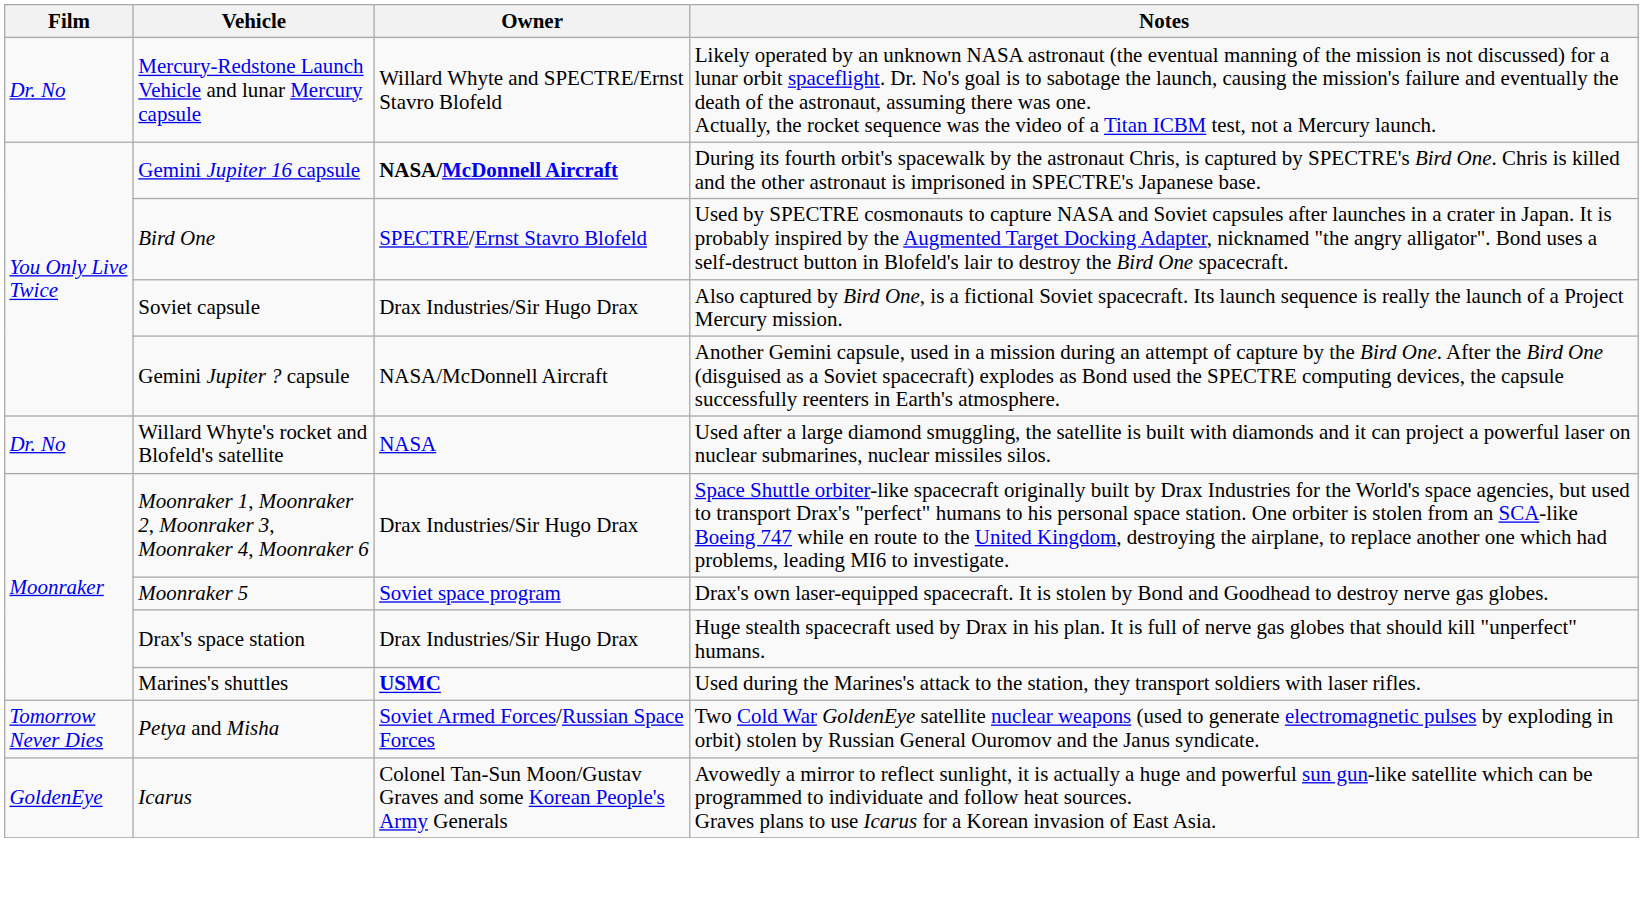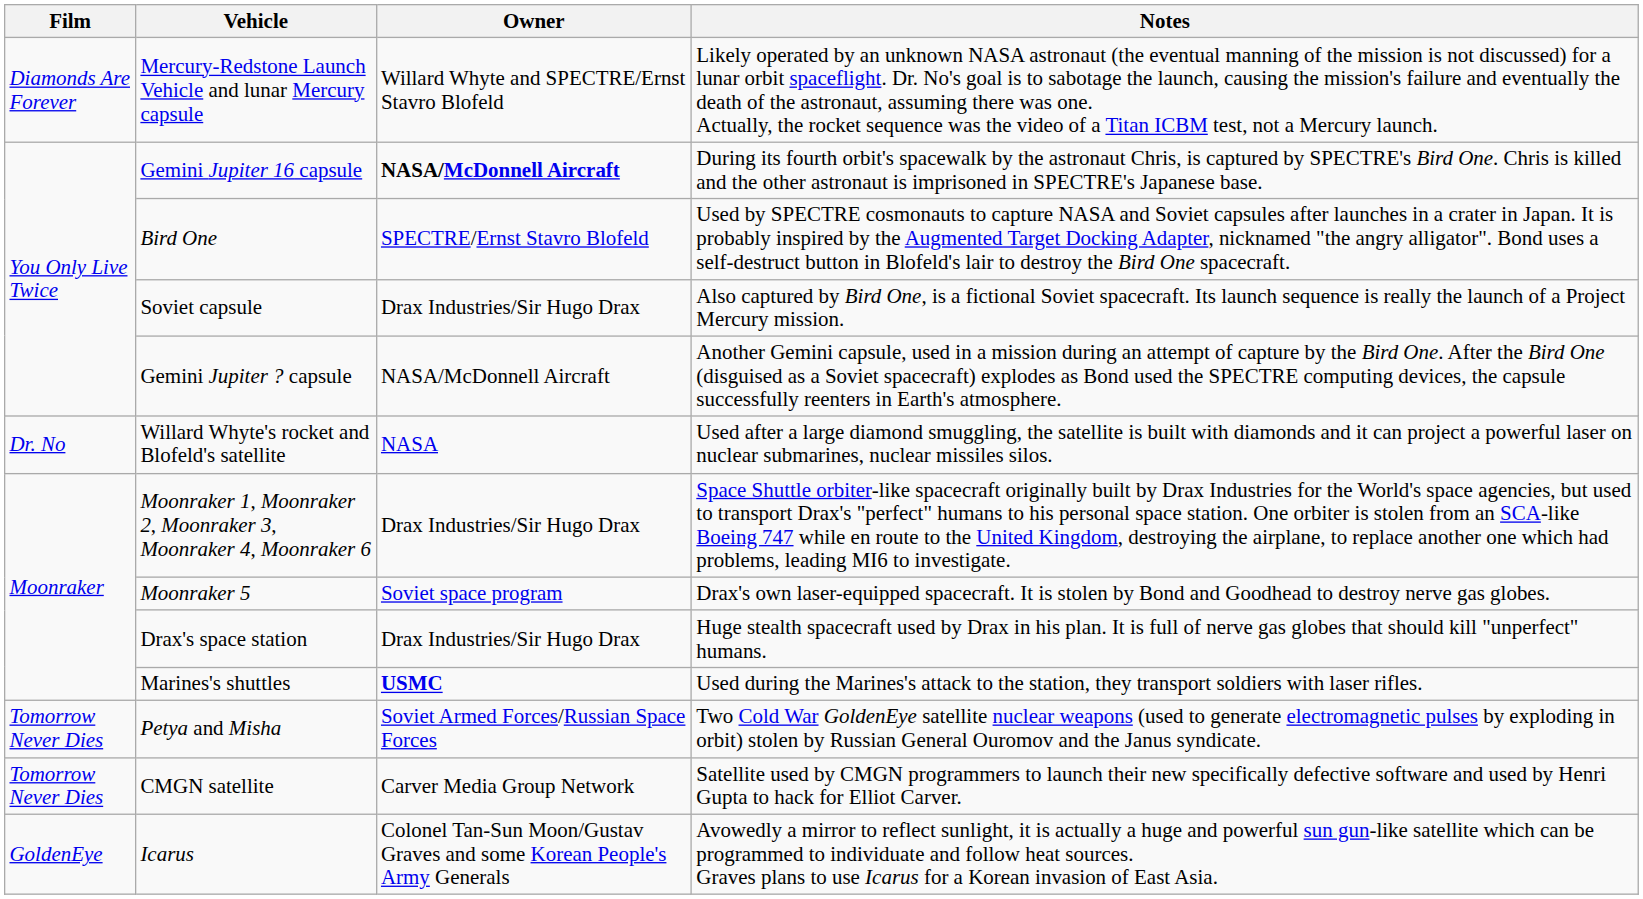(37, 89) Dr. No -> (70, 89) Diamonds Are Forever
+ row: (207, 785)
